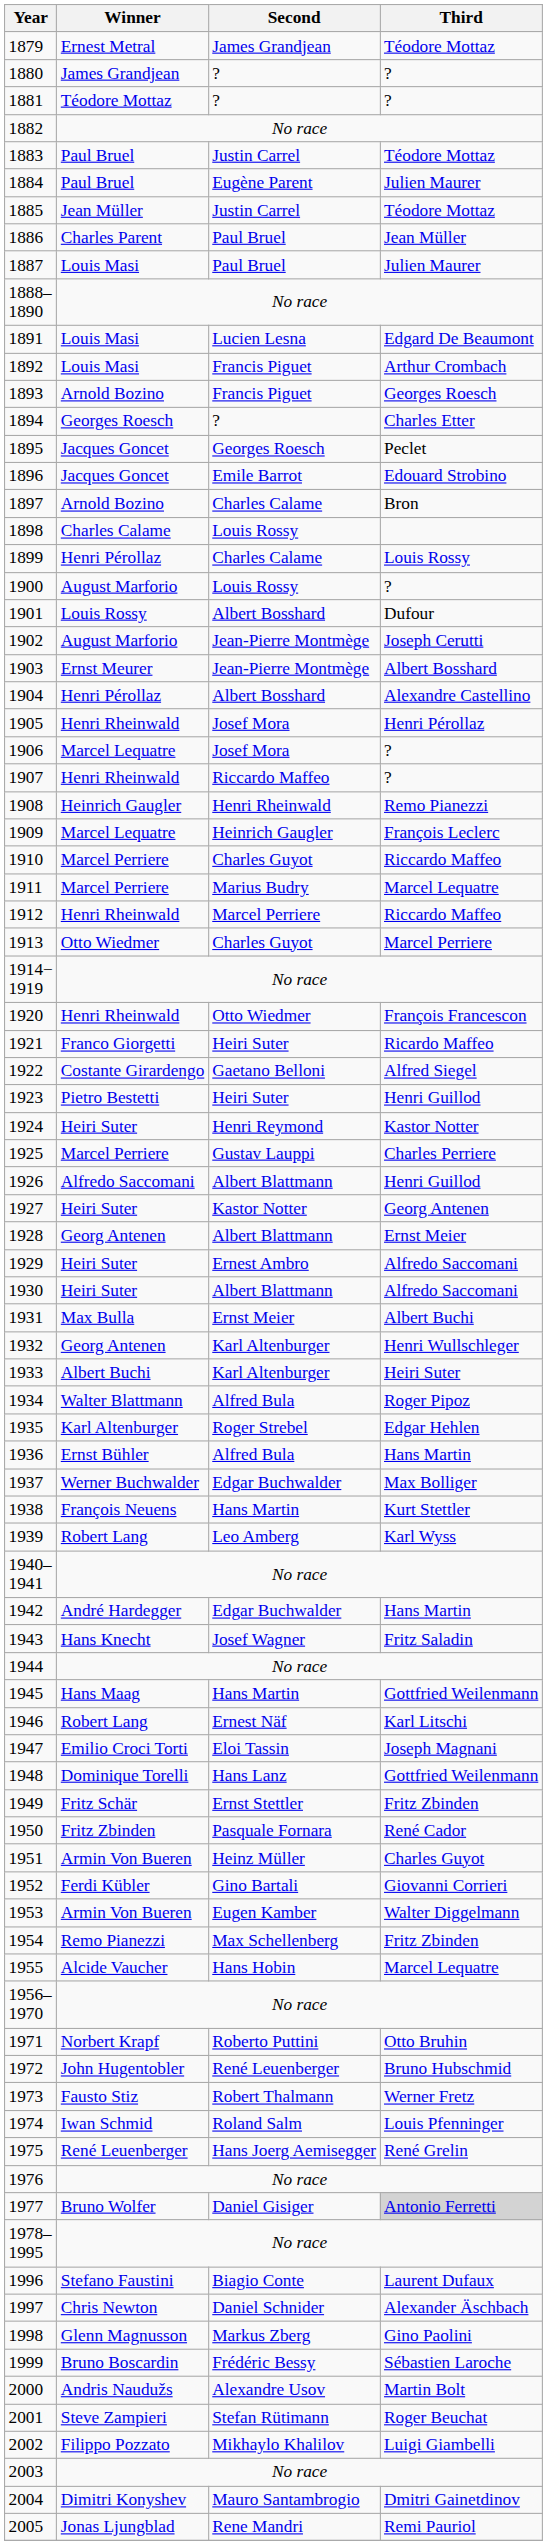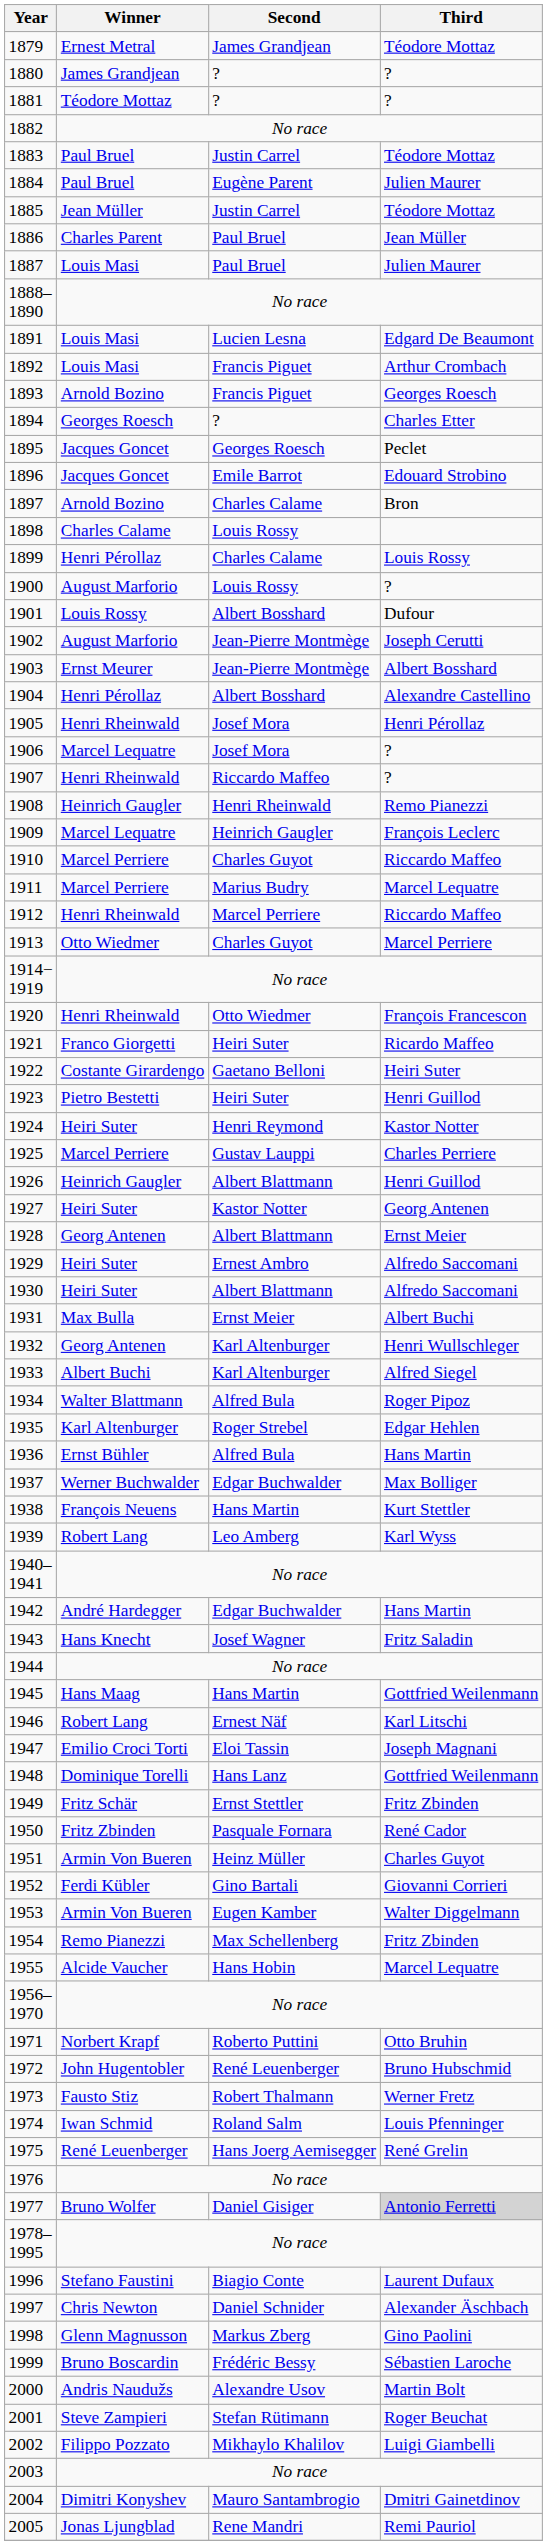(430, 1071) Alfred Siegel -> (422, 1071) Heiri Suter
(128, 1180) Alfredo Saccomani -> (121, 1180) Heinrich Gaugler
(422, 1372) Heiri Suter -> (430, 1372) Alfred Siegel
